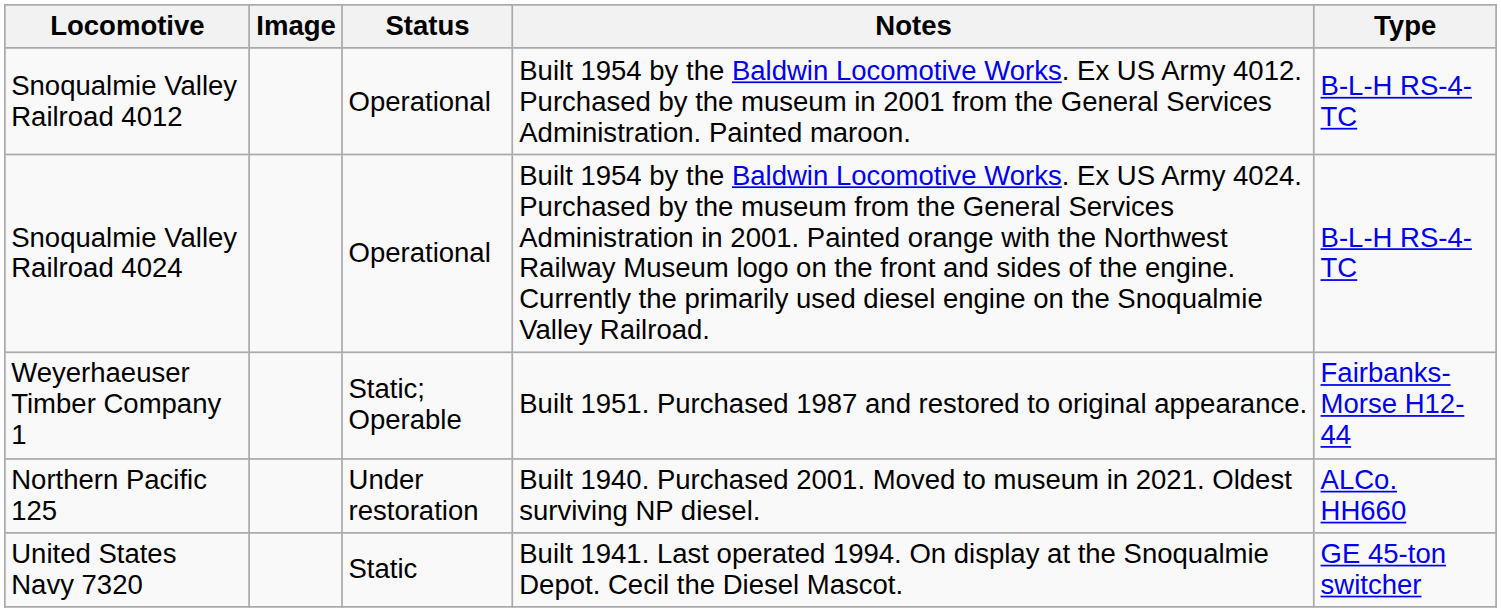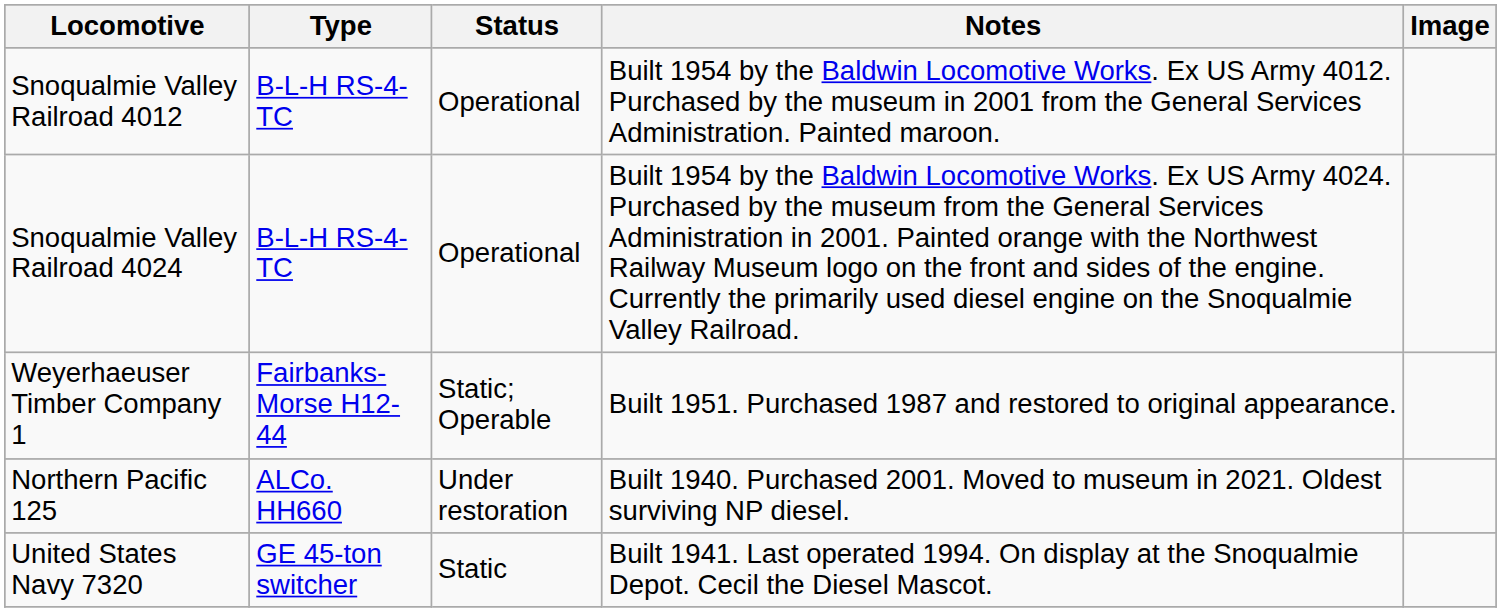columns swapped: (1405, 26) <-> (296, 26)
